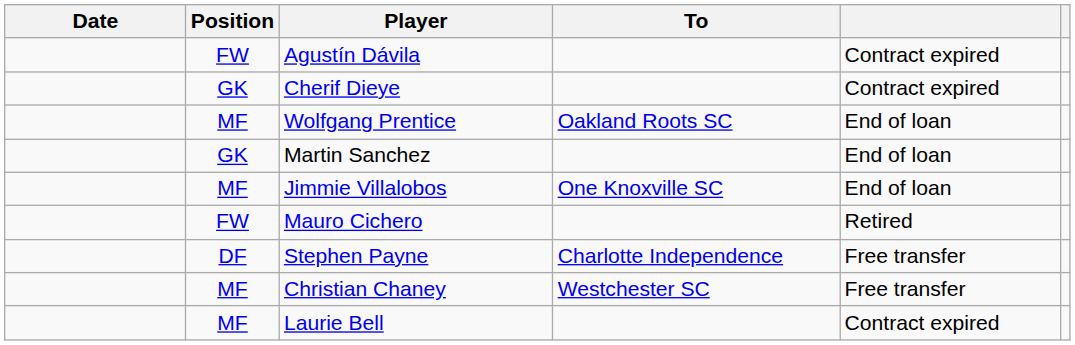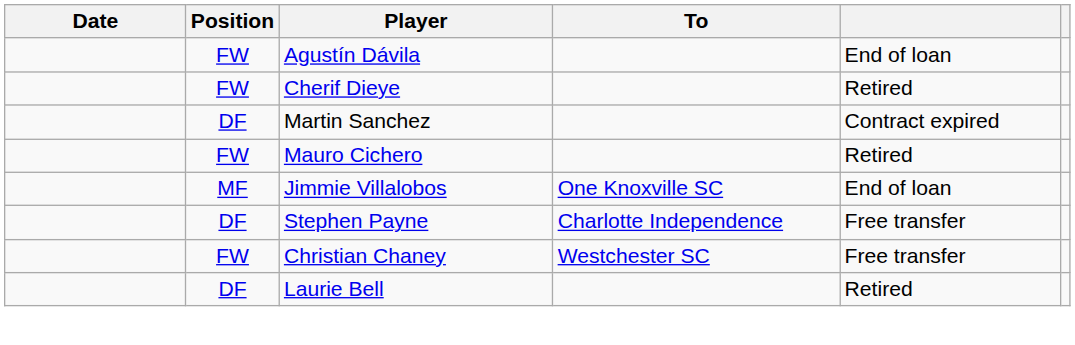(922, 54) Contract expired -> (898, 54) End of loan
(233, 88) GK -> (233, 88) FW
(922, 88) Contract expired -> (879, 88) Retired
- row: (370, 121)
(233, 155) GK -> (233, 121) DF
(898, 155) End of loan -> (922, 121) Contract expired
rows swapped: (365, 188) <-> (353, 222)
(233, 289) MF -> (233, 255) FW
(233, 322) MF -> (233, 289) DF
(922, 322) Contract expired -> (879, 289) Retired
